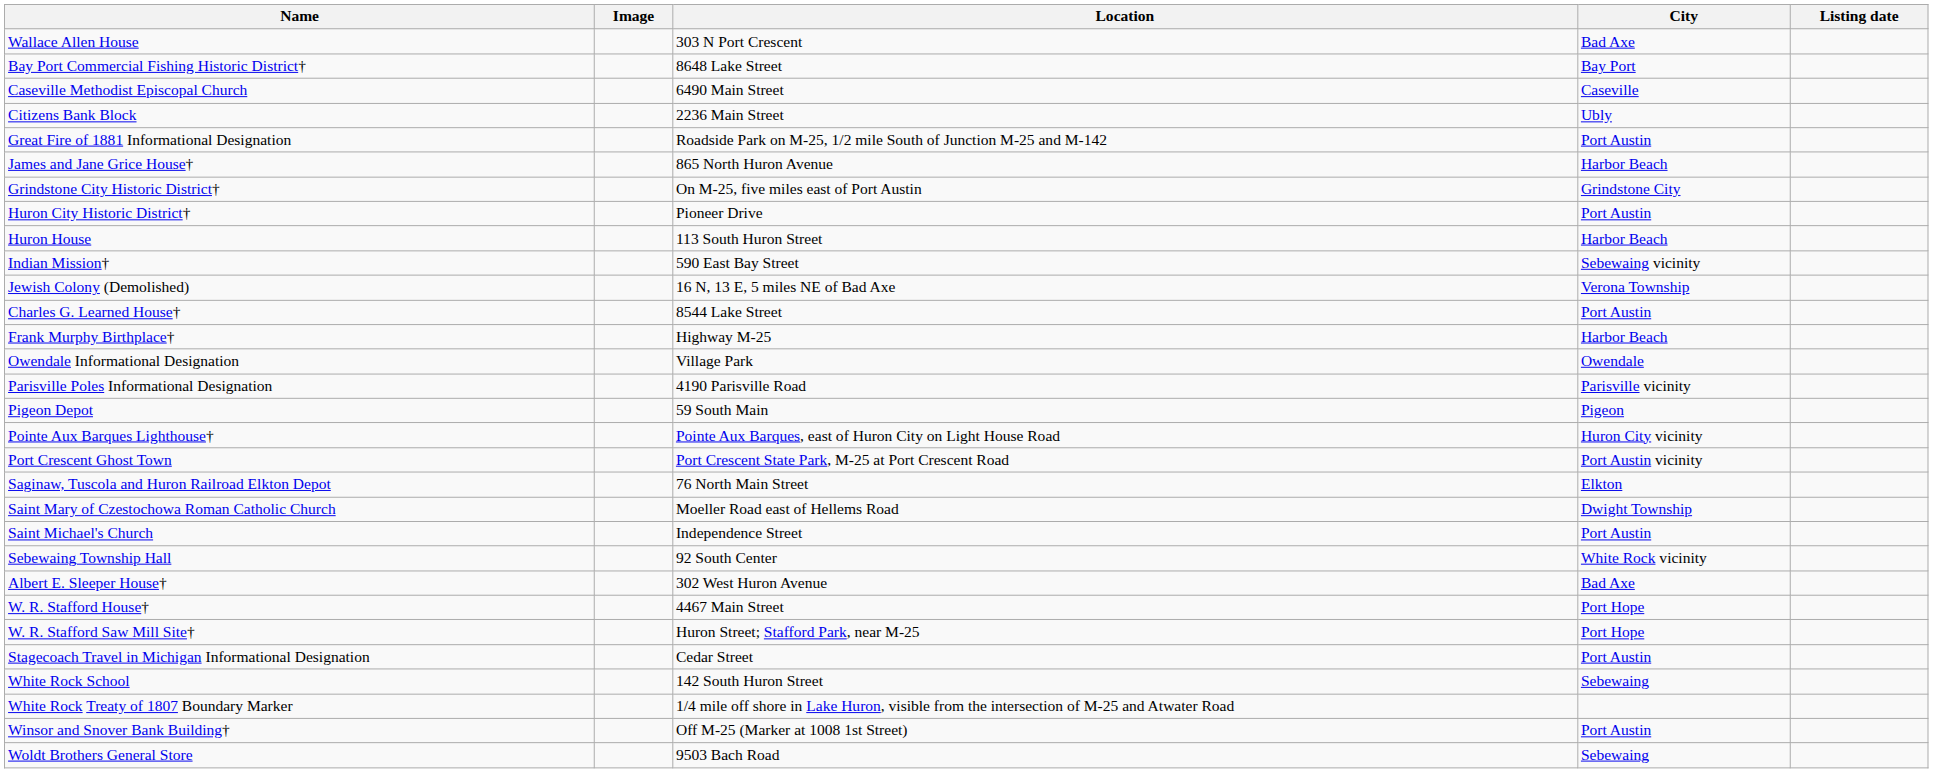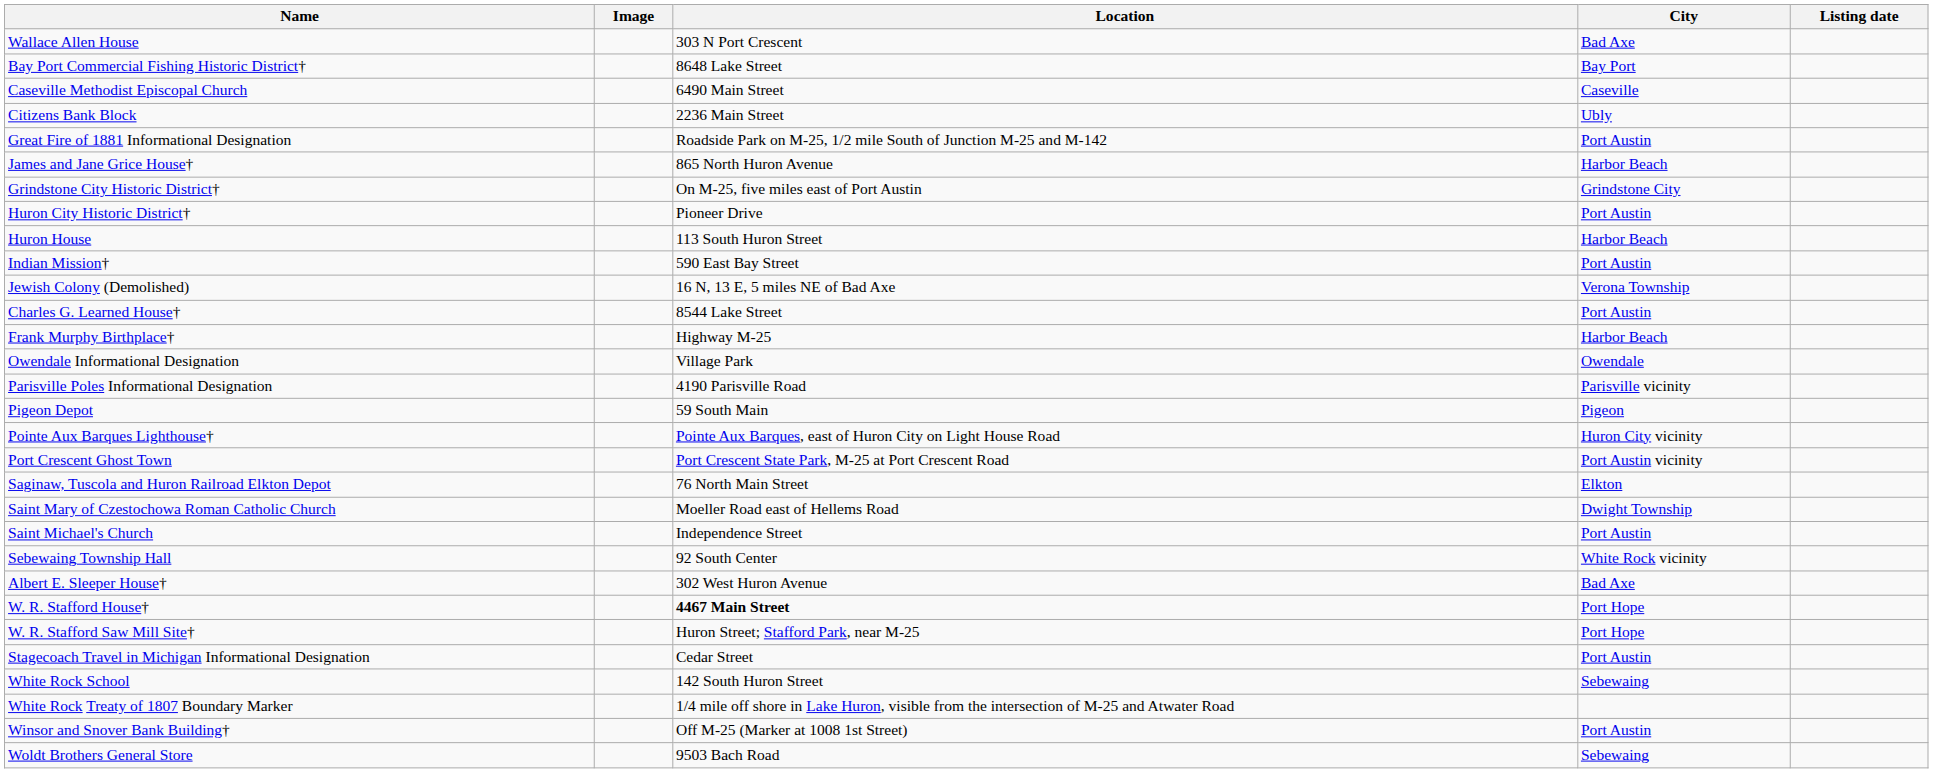(1641, 262) Sebewaing vicinity -> (1616, 262) Port Austin
(730, 607) normal -> (733, 607) bold
